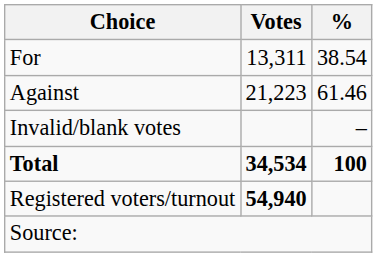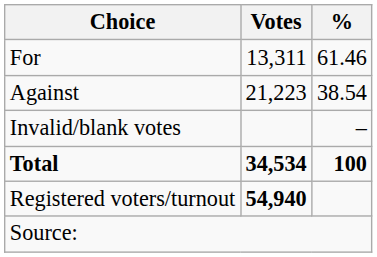(342, 57) 38.54 -> (342, 57) 61.46
(342, 92) 61.46 -> (342, 92) 38.54
